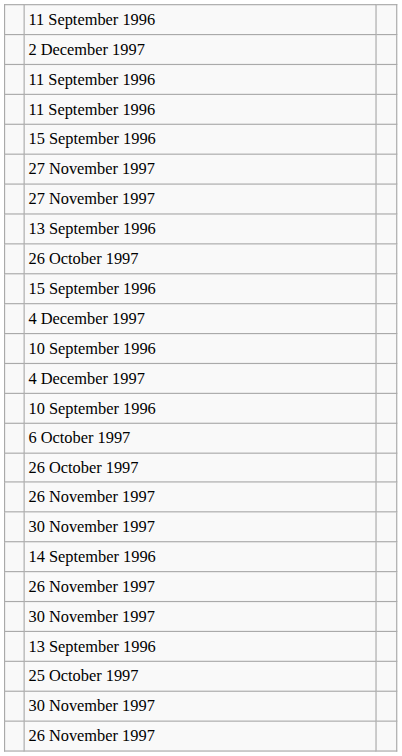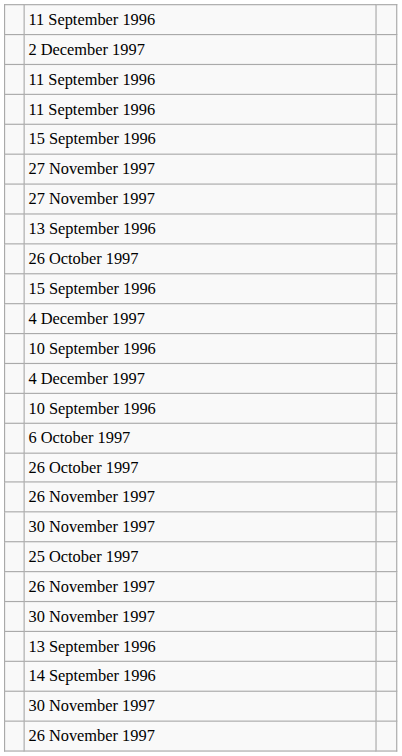rows swapped: (15, 676) <-> (15, 557)
